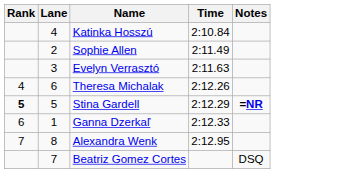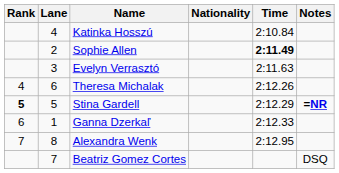+ column: (221, 13)
(211, 50) normal -> (275, 50) bold
